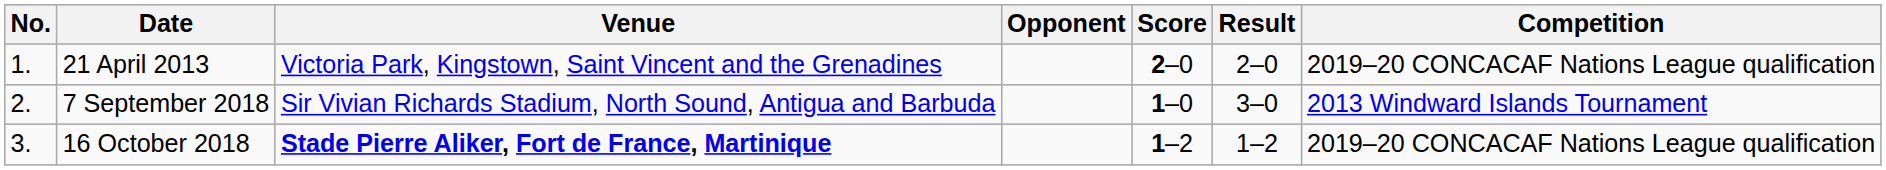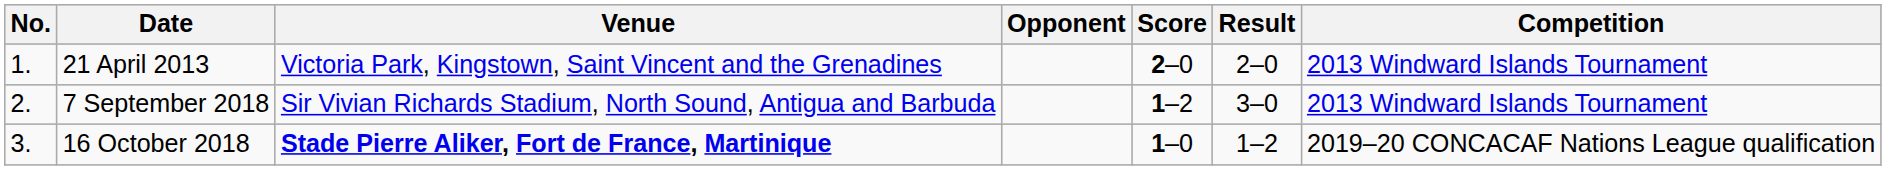(1591, 64) 2019–20 CONCACAF Nations League qualification -> (1507, 64) 2013 Windward Islands Tournament
(1172, 104) 1–0 -> (1172, 104) 1–2
(1172, 143) 1–2 -> (1172, 143) 1–0
